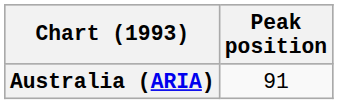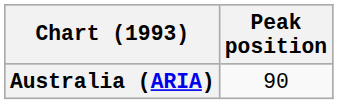(276, 82) 91 -> (276, 82) 90
